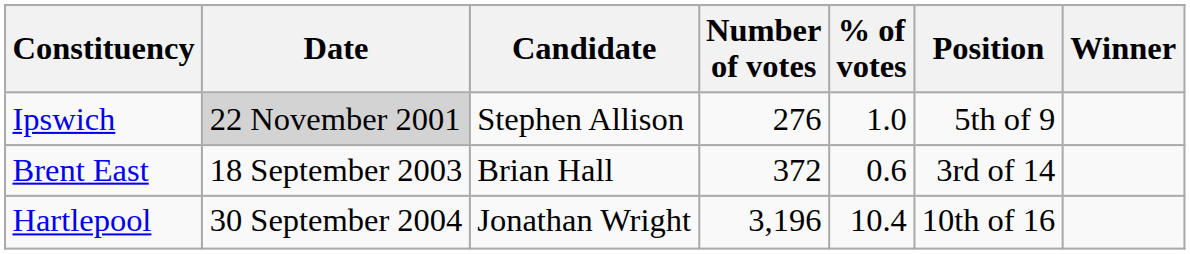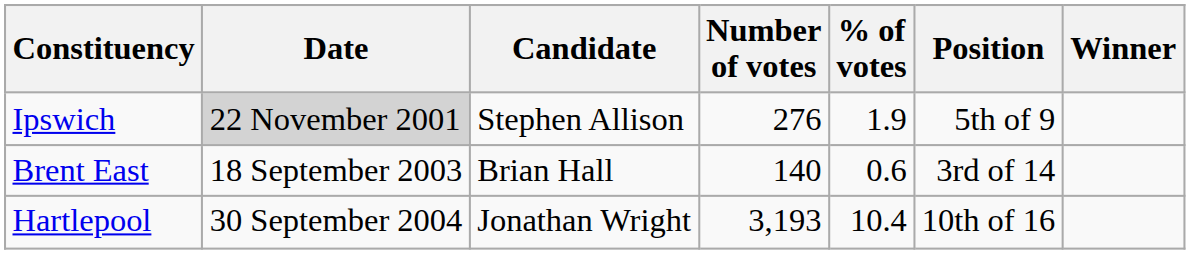(886, 118) 1.0 -> (886, 118) 1.9
(797, 169) 372 -> (797, 169) 140
(785, 221) 3,196 -> (785, 221) 3,193
